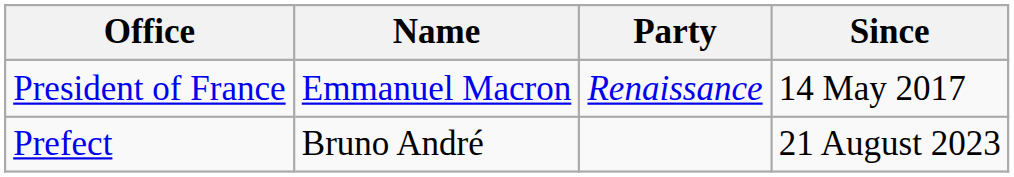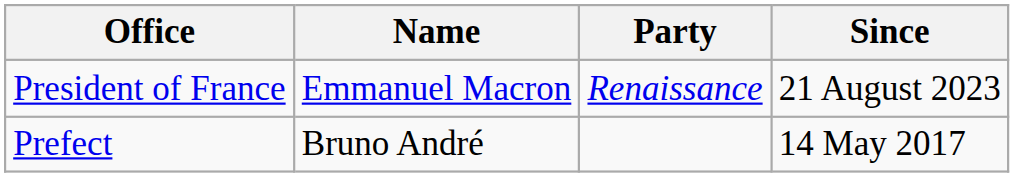(872, 87) 14 May 2017 -> (890, 87) 21 August 2023
(890, 143) 21 August 2023 -> (872, 143) 14 May 2017
